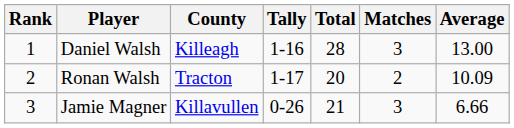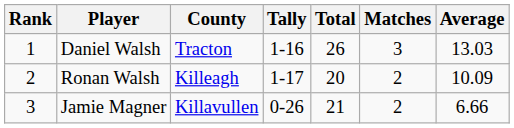(207, 48) Killeagh -> (203, 48) Tracton
(335, 48) 28 -> (335, 48) 26
(472, 48) 13.00 -> (472, 48) 13.03
(203, 78) Tracton -> (207, 78) Killeagh
(398, 107) 3 -> (398, 107) 2
